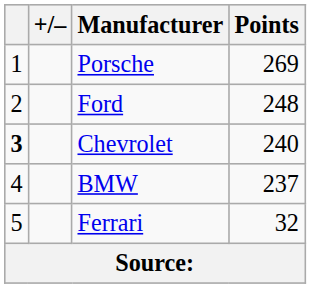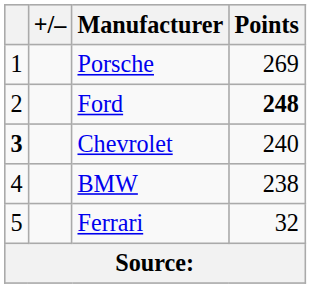(281, 104) normal -> (281, 104) bold
(281, 184) 237 -> (281, 184) 238
